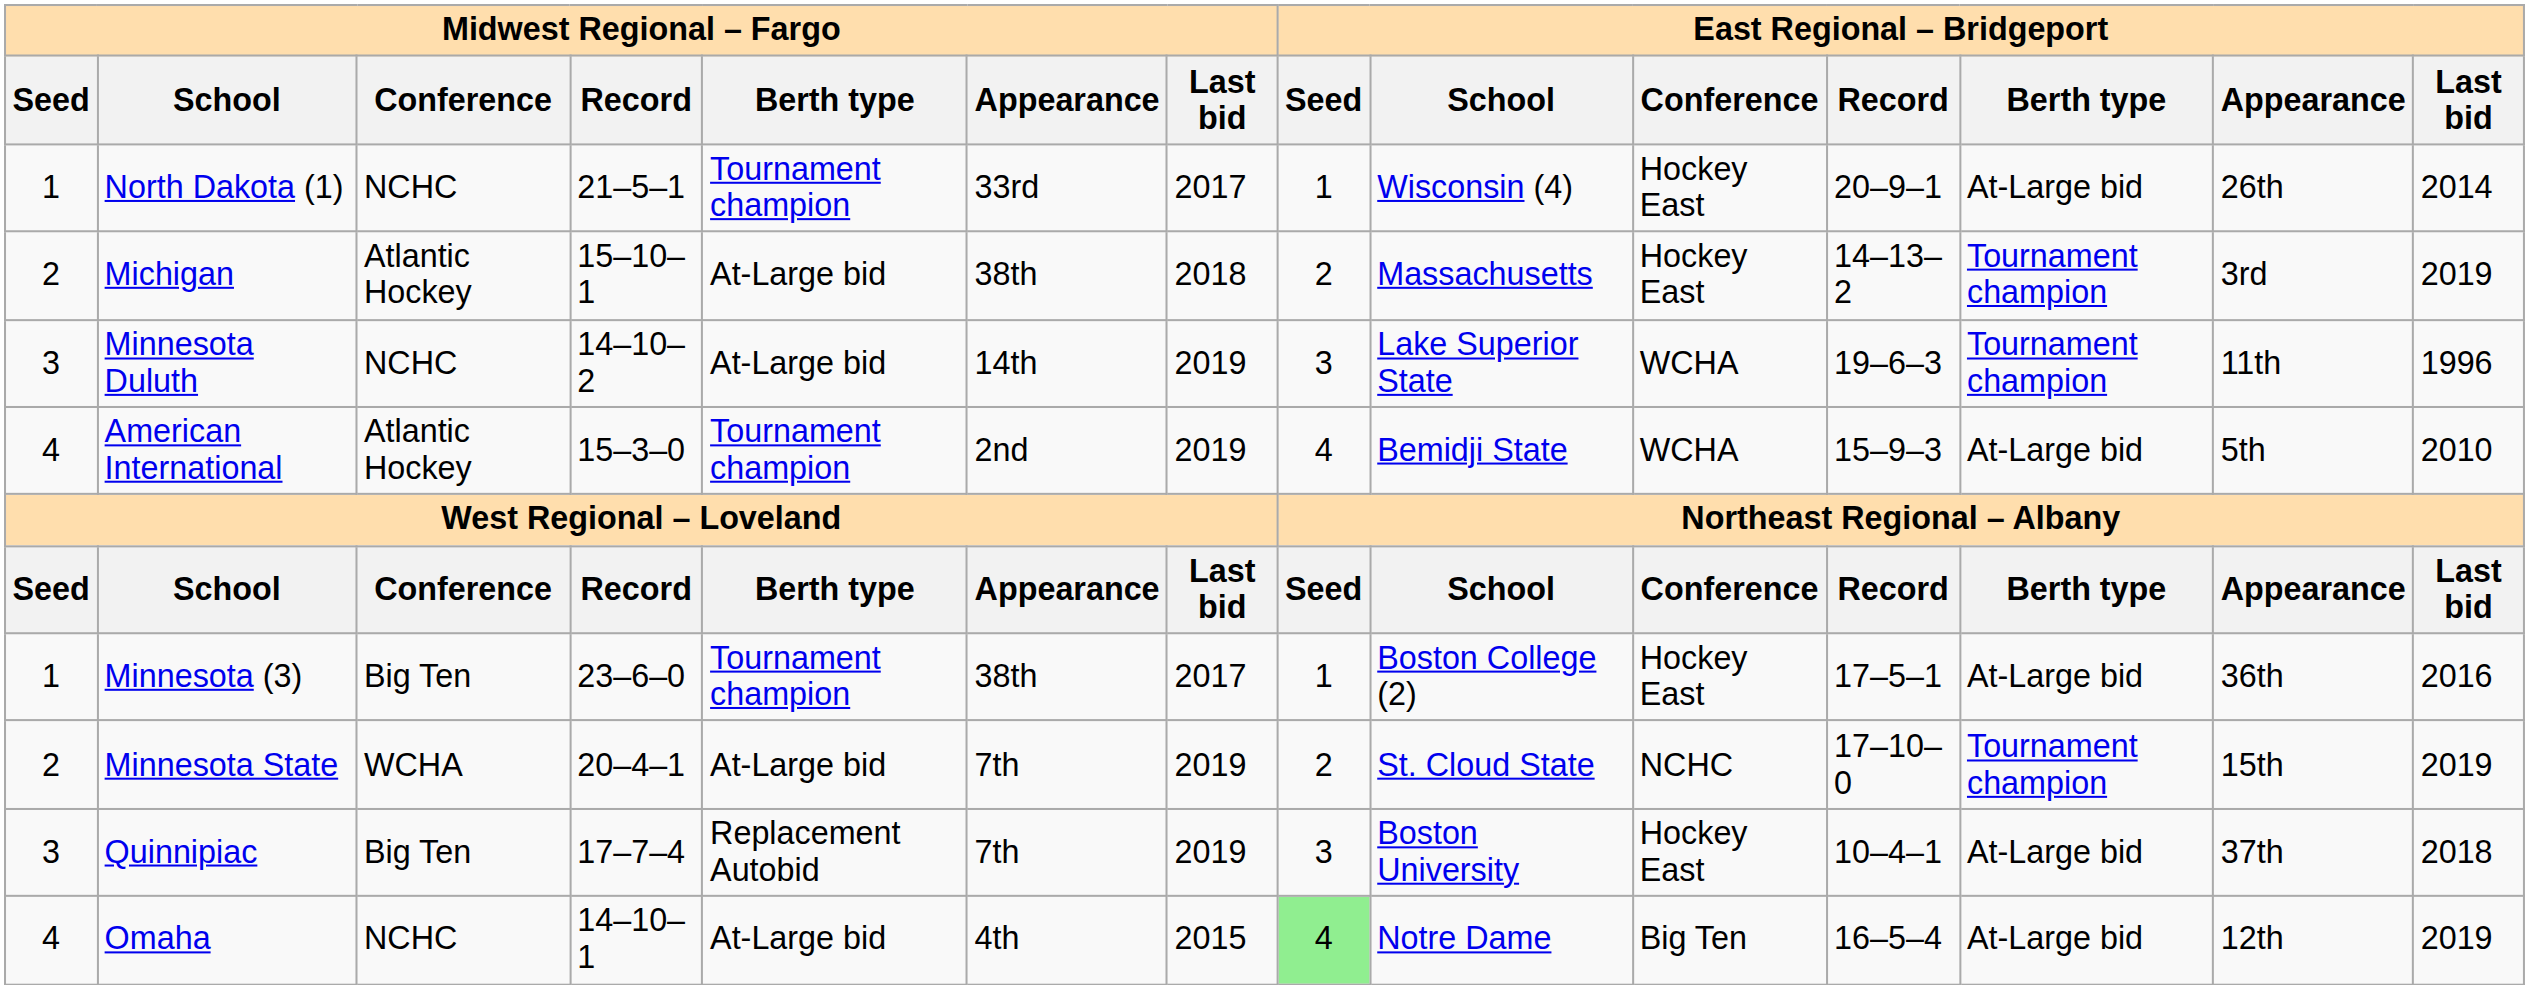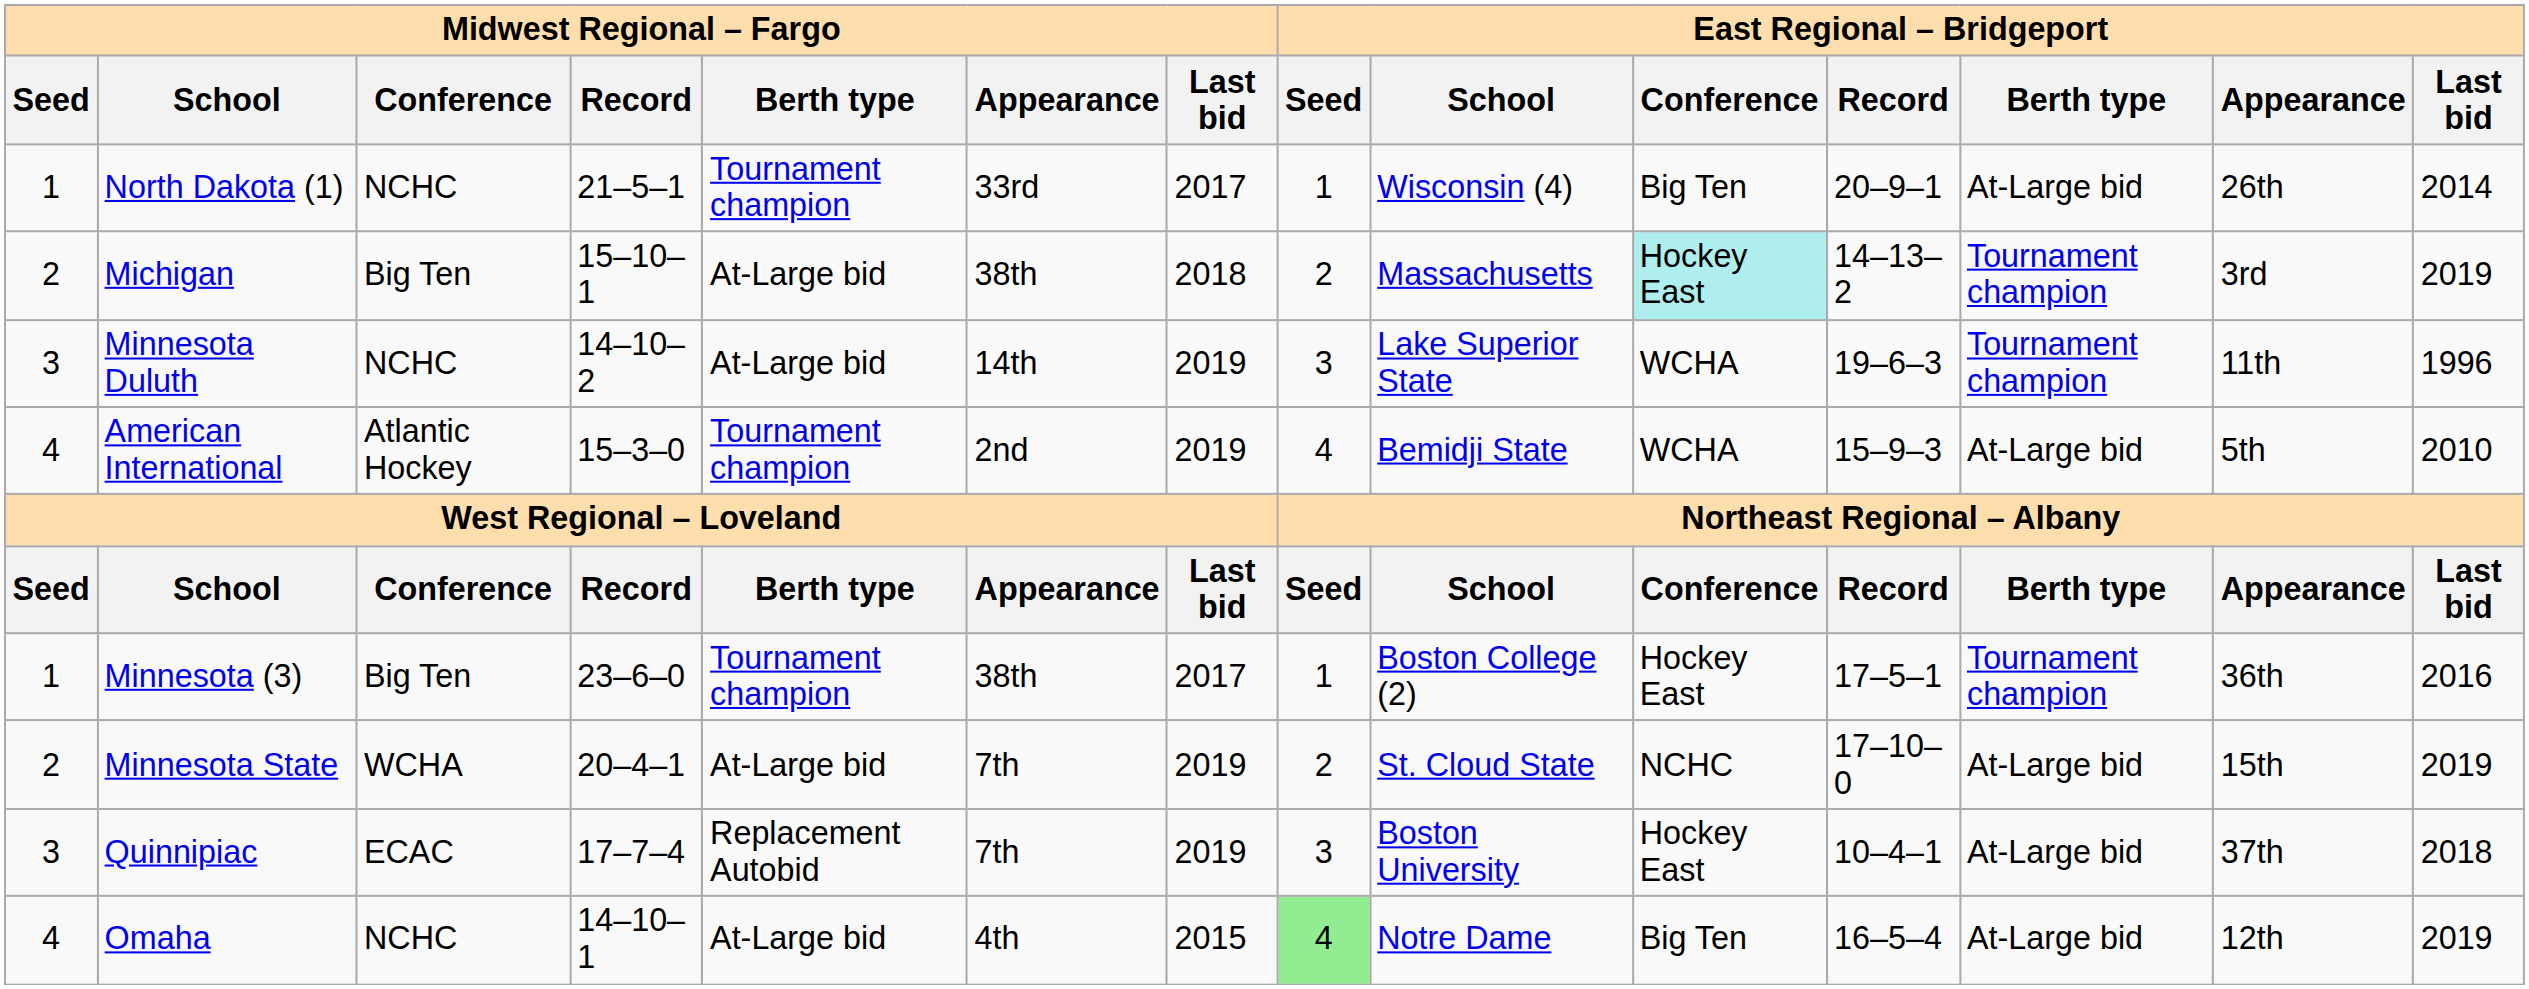(1694, 187) Hockey East -> (1693, 187) Big Ten
(418, 274) Atlantic Hockey -> (418, 274) Big Ten
(1694, 274) no background -> (1694, 274) paleturquoise background
(2055, 676) At-Large bid -> (2052, 676) Tournament champion
(2052, 764) Tournament champion -> (2055, 764) At-Large bid
(418, 851) Big Ten -> (409, 851) ECAC
